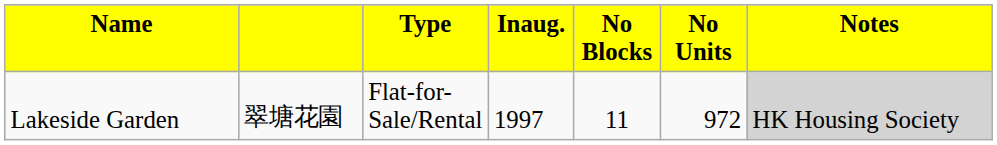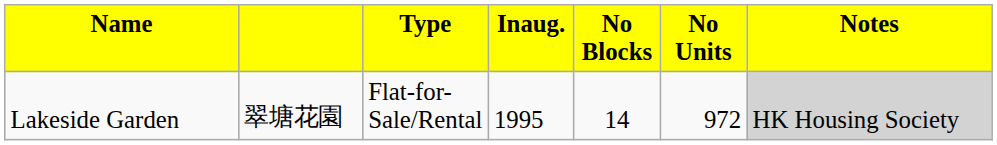(519, 119) 1997 -> (519, 119) 1995
(617, 119) 11 -> (617, 119) 14
